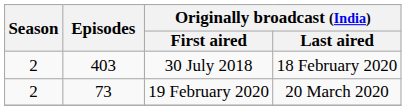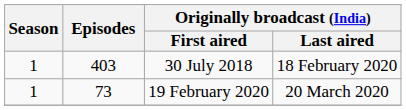(33, 64) 2 -> (33, 64) 1
(33, 91) 2 -> (33, 91) 1
